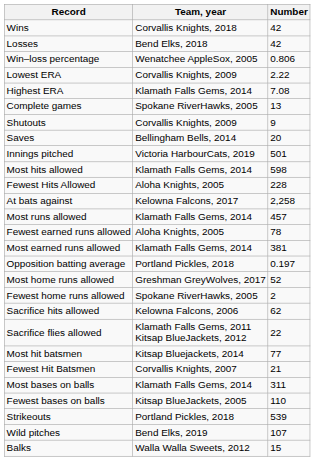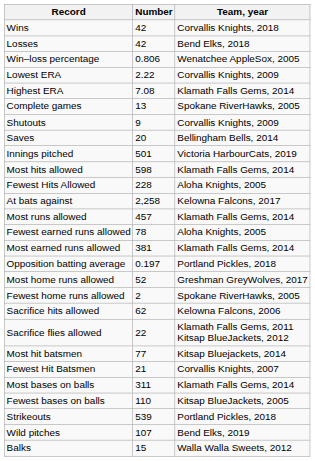columns swapped: (289, 12) <-> (200, 12)
